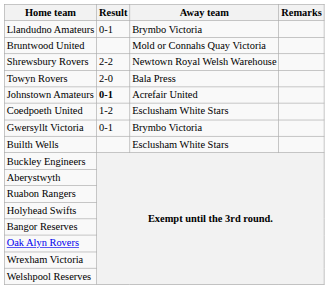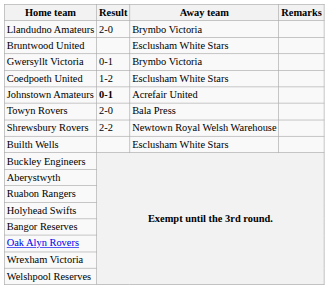(106, 29) 0-1 -> (106, 29) 2-0
(199, 45) Mold or Connahs Quay Victoria -> (180, 45) Esclusham White Stars
rows swapped: (45, 128) <-> (48, 62)
rows swapped: (45, 111) <-> (37, 78)
